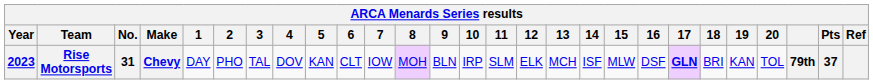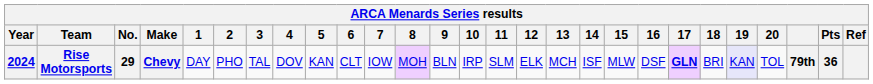(21, 62) 2023 -> (21, 62) 2024
(128, 62) 31 -> (128, 62) 29
(742, 62) no background -> (742, 62) lavender background
(831, 62) 37 -> (831, 62) 36
